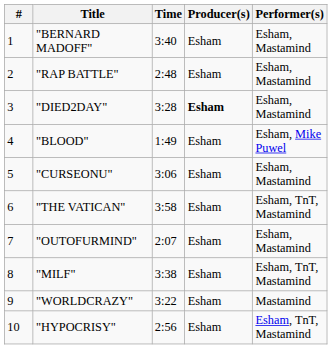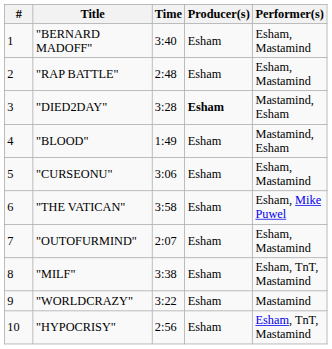(283, 107) Esham, Mastamind -> (285, 107) Mastamind, Esham
(288, 140) Esham, Mike Puwel -> (285, 140) Mastamind, Esham
(287, 207) Esham, TnT, Mastamind -> (288, 207) Esham, Mike Puwel
